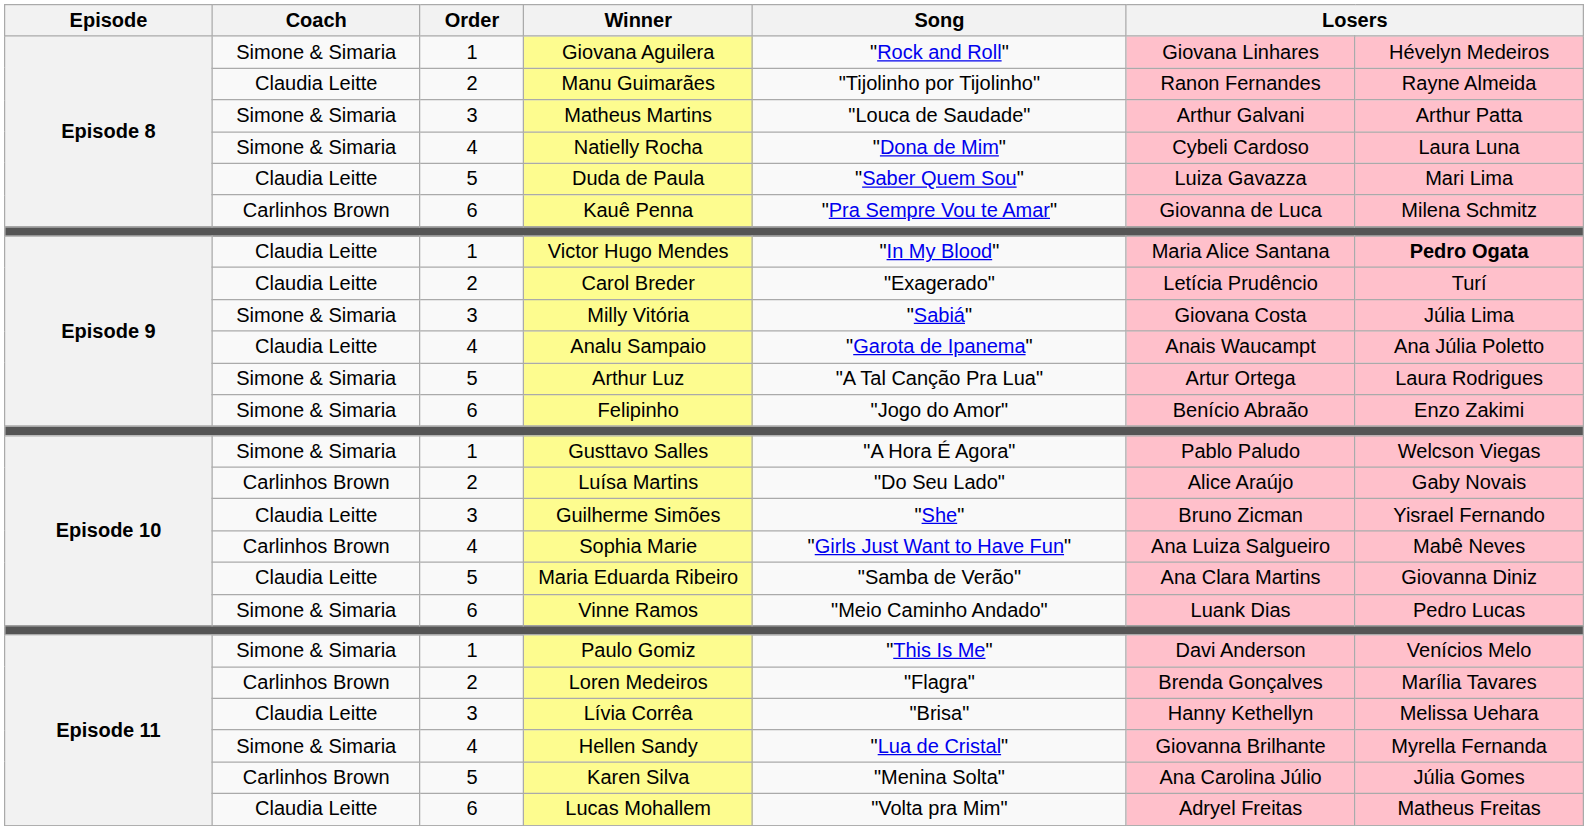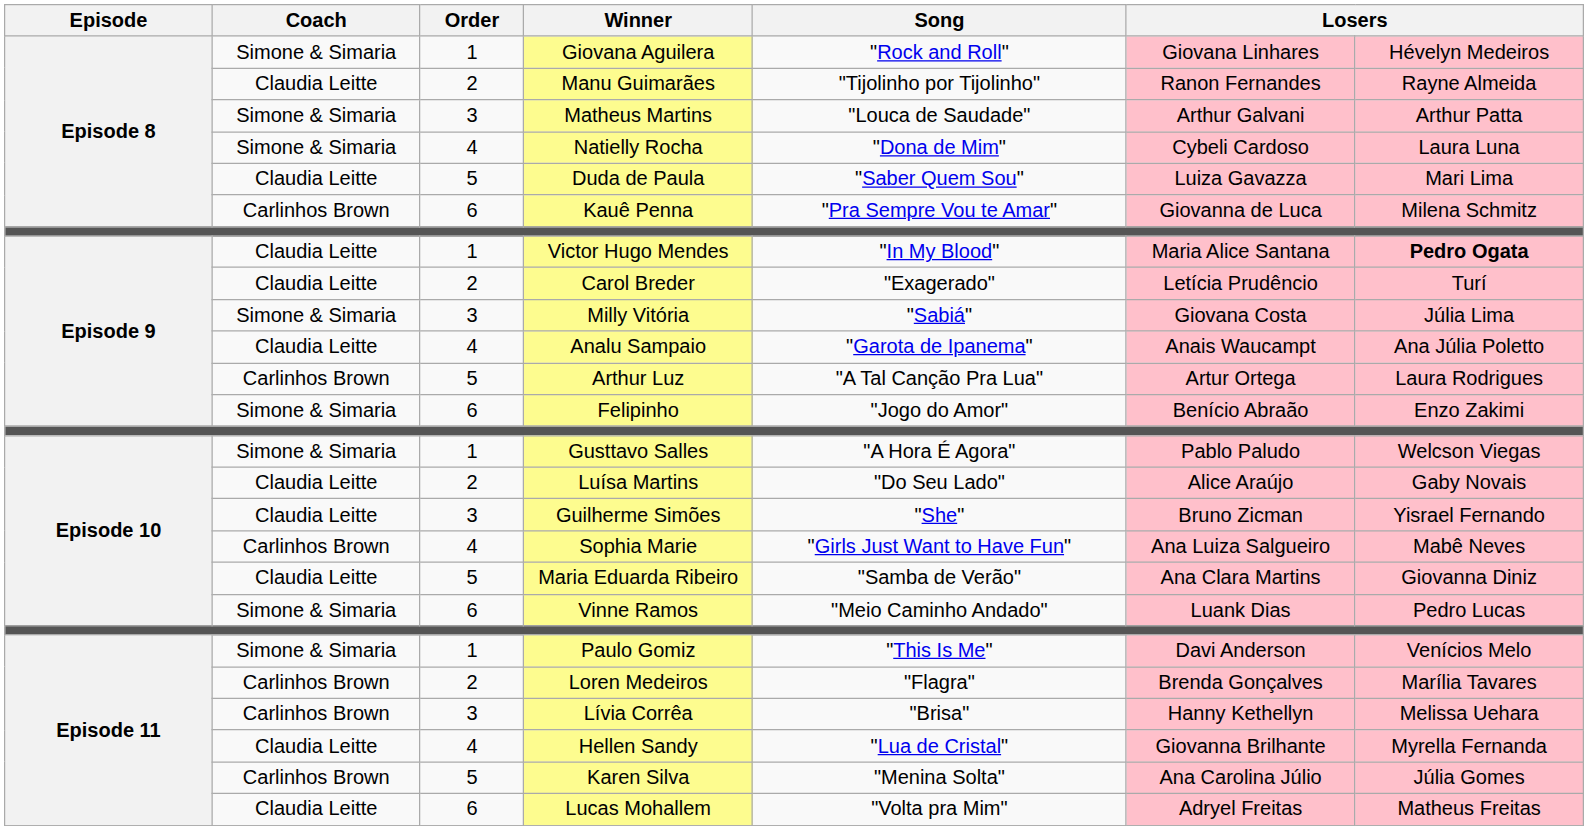(316, 378) Simone & Simaria -> (316, 378) Carlinhos Brown
(316, 482) Carlinhos Brown -> (316, 482) Claudia Leitte
(316, 714) Claudia Leitte -> (316, 714) Carlinhos Brown
(316, 745) Simone & Simaria -> (316, 745) Claudia Leitte
